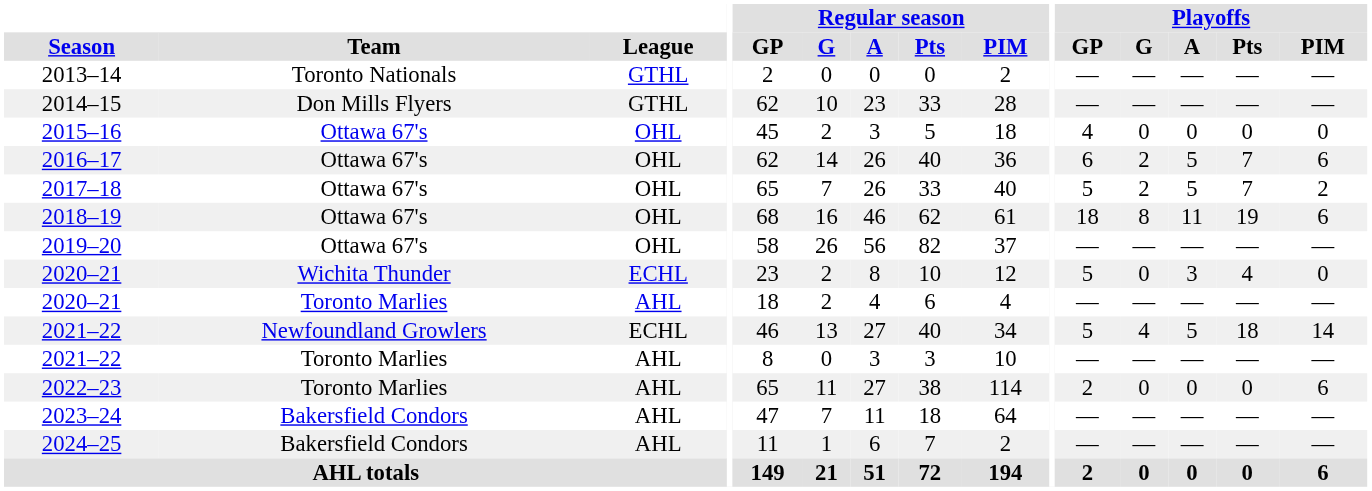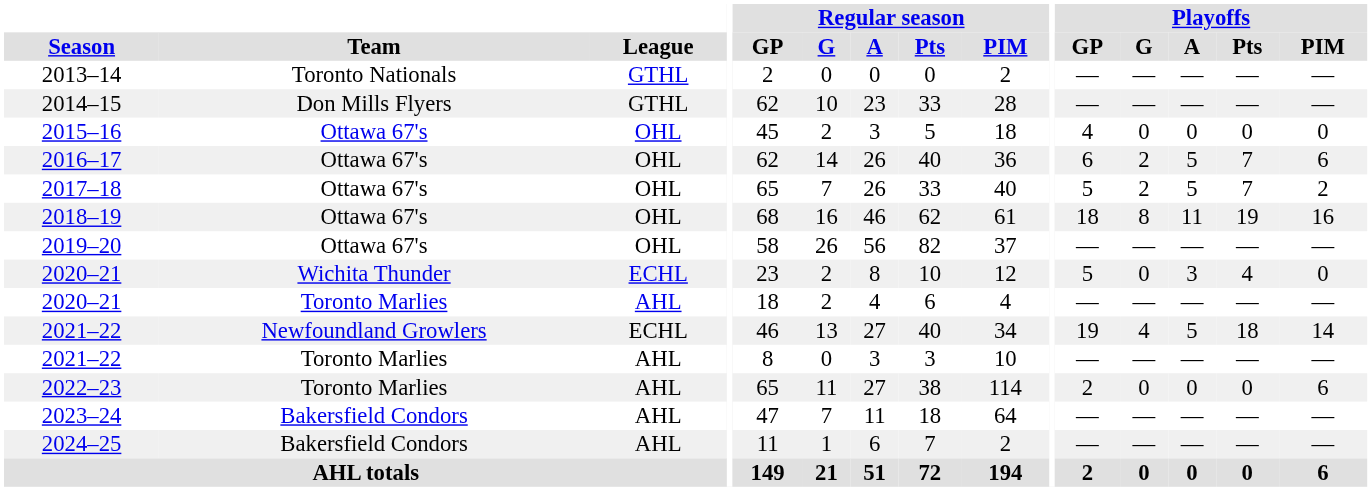(1323, 216) 6 -> (1323, 216) 16
(1087, 330) 5 -> (1087, 330) 19
